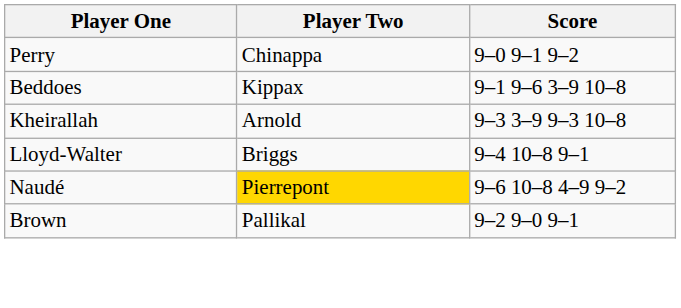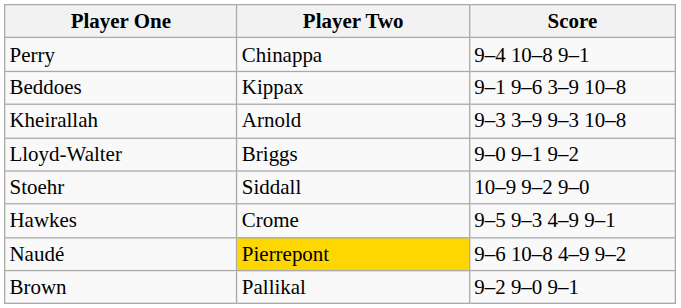(527, 54) 9–0 9–1 9–2 -> (532, 54) 9–4 10–8 9–1
(532, 154) 9–4 10–8 9–1 -> (527, 154) 9–0 9–1 9–2
+ row: (37, 187)
+ row: (43, 220)
